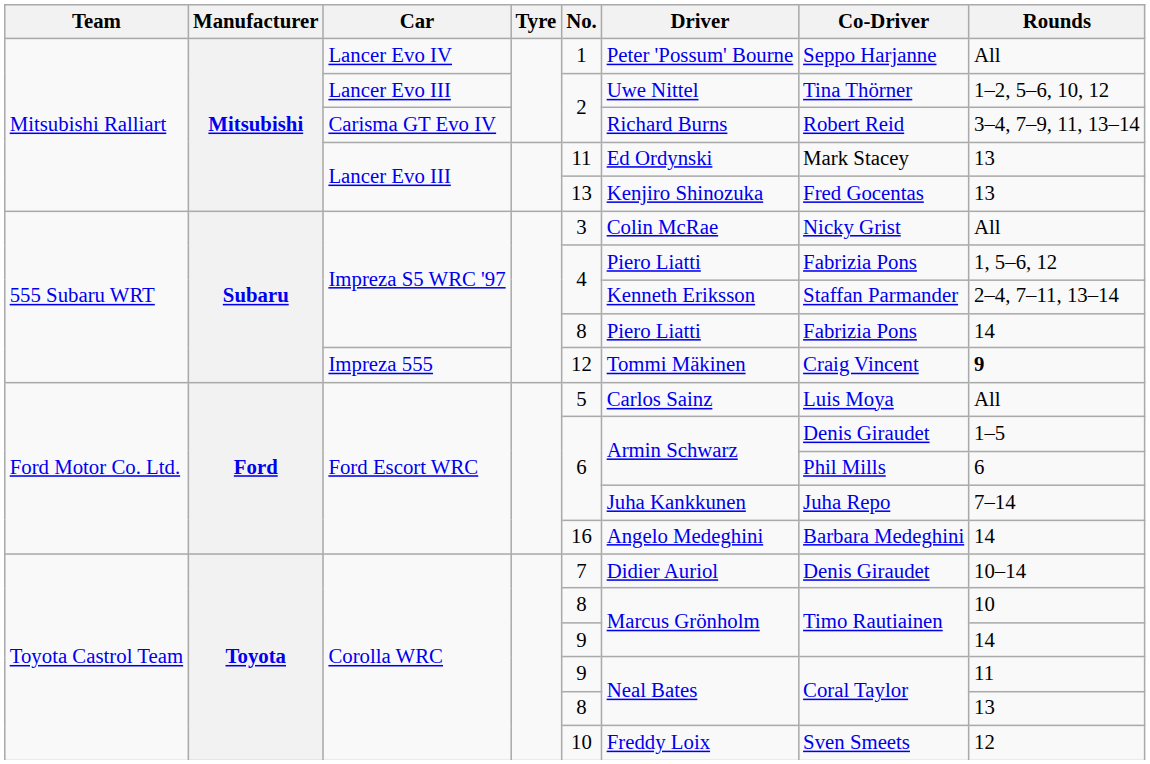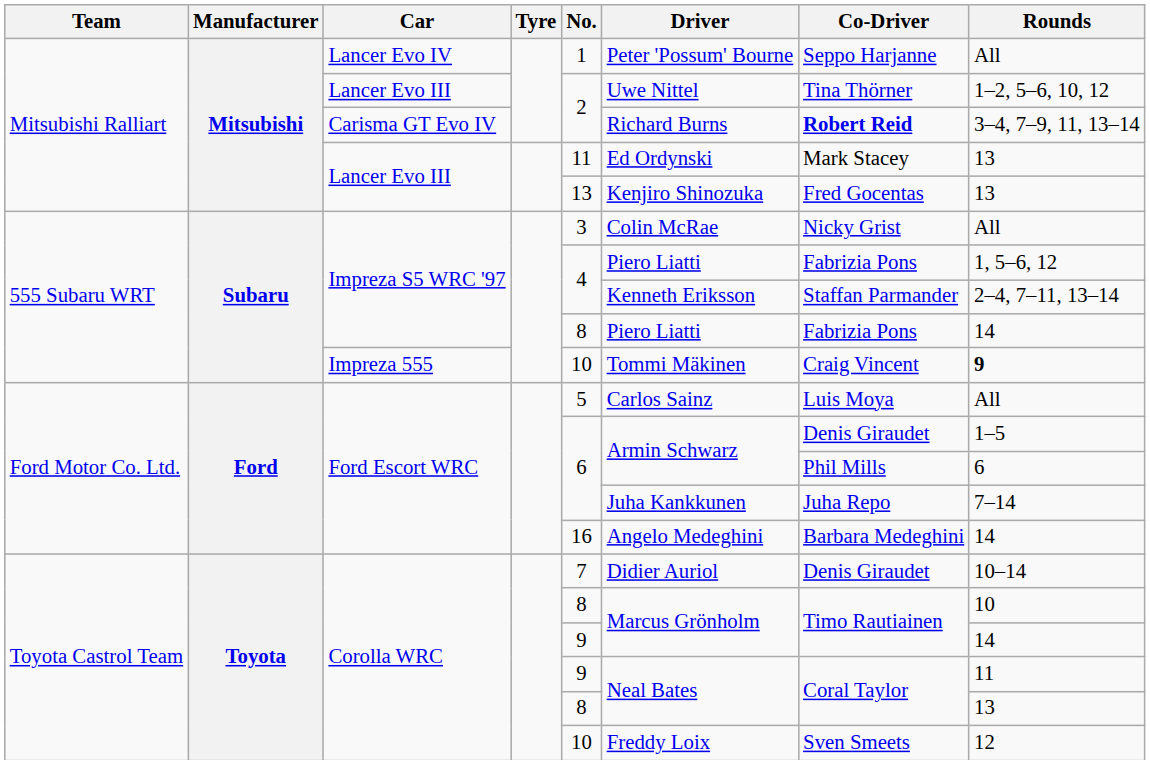(854, 124) normal -> (858, 124) bold
(581, 364) 12 -> (581, 364) 10
